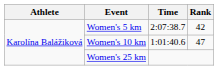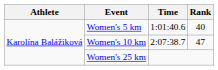(168, 27) 2:07:38.7 -> (168, 27) 1:01:40.6
(200, 27) 42 -> (200, 27) 40
(168, 42) 1:01:40.6 -> (168, 42) 2:07:38.7
